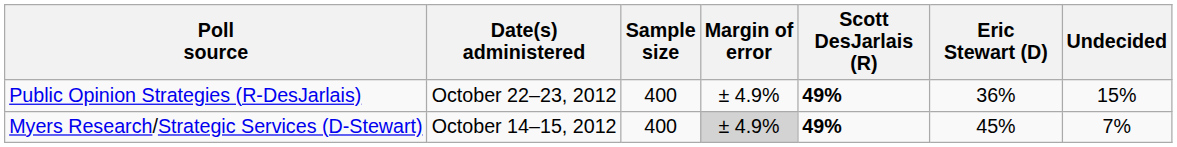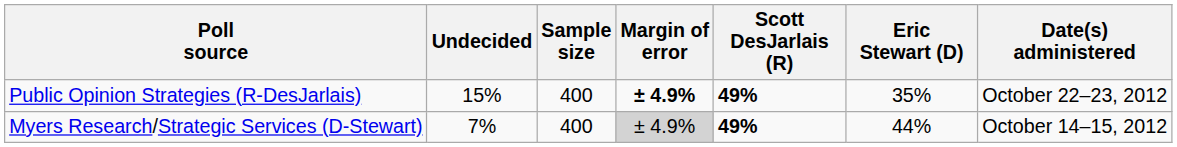columns swapped: (524, 42) <-> (1117, 42)
(749, 95) normal -> (665, 95) bold
(996, 95) 36% -> (912, 95) 35%
(996, 126) 45% -> (912, 126) 44%
